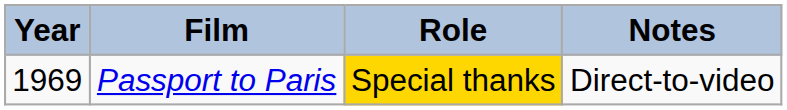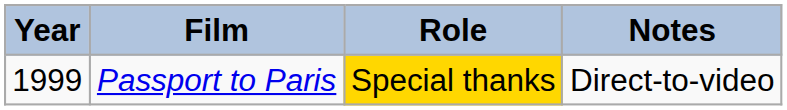(47, 80) 1969 -> (47, 80) 1999
